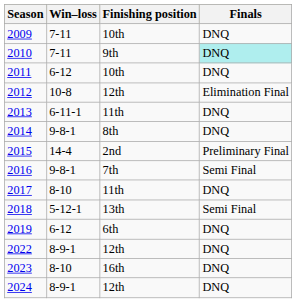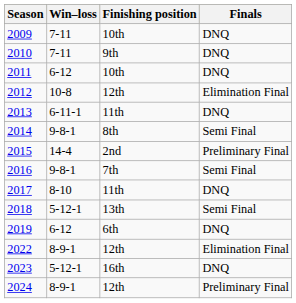(216, 53) paleturquoise background -> (216, 53) no background
(216, 131) DNQ -> (229, 131) Semi Final
(216, 248) DNQ -> (246, 248) Elimination Final
(60, 268) 8-10 -> (66, 268) 5-12-1
(216, 287) DNQ -> (246, 287) Preliminary Final
